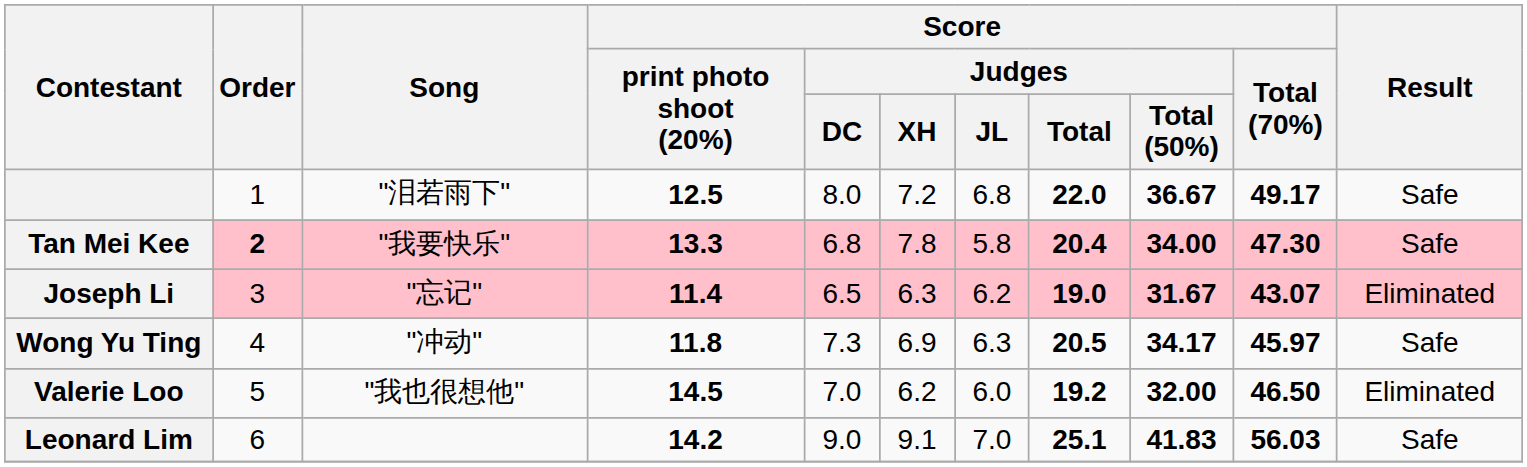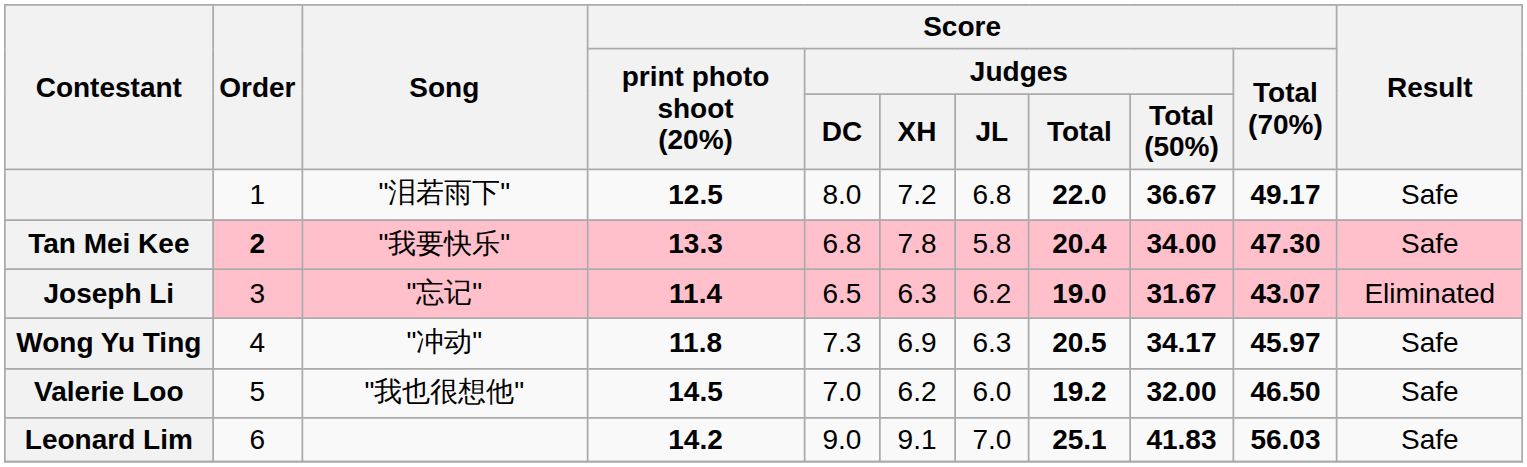(1430, 392) Eliminated -> (1430, 392) Safe
